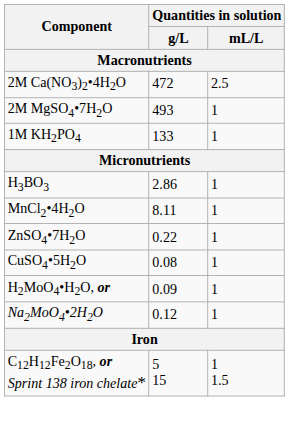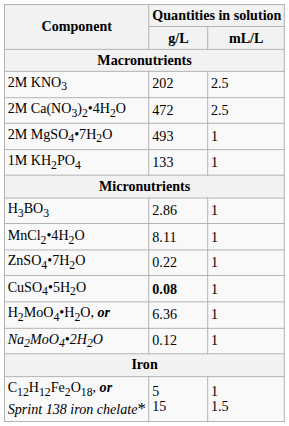+ row: (37, 84)
(165, 262) normal -> (165, 288) bold
(165, 288) 0.09 -> (165, 314) 6.36
